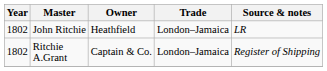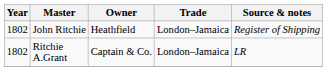(240, 29) LR -> (277, 29) Register of Shipping
(277, 52) Register of Shipping -> (240, 52) LR
